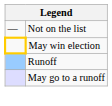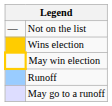+ row: (56, 45)
